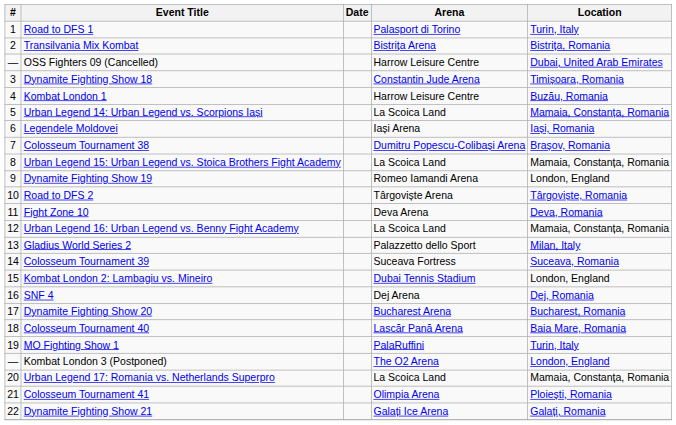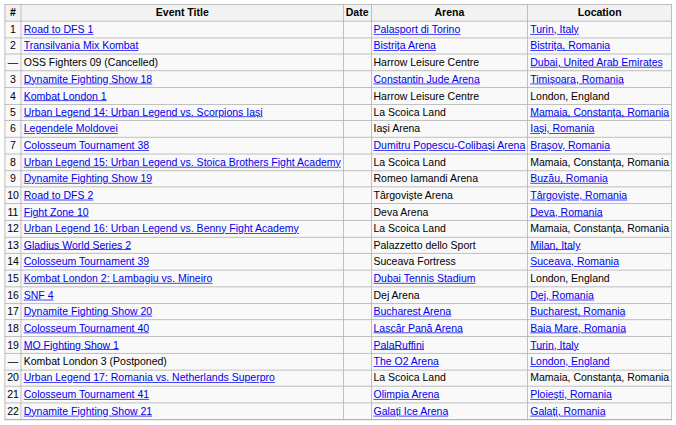(569, 96) Buzău, Romania -> (570, 96) London, England
(570, 179) London, England -> (569, 179) Buzău, Romania
